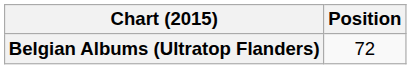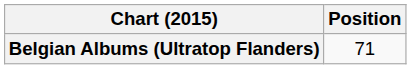(365, 48) 72 -> (365, 48) 71
